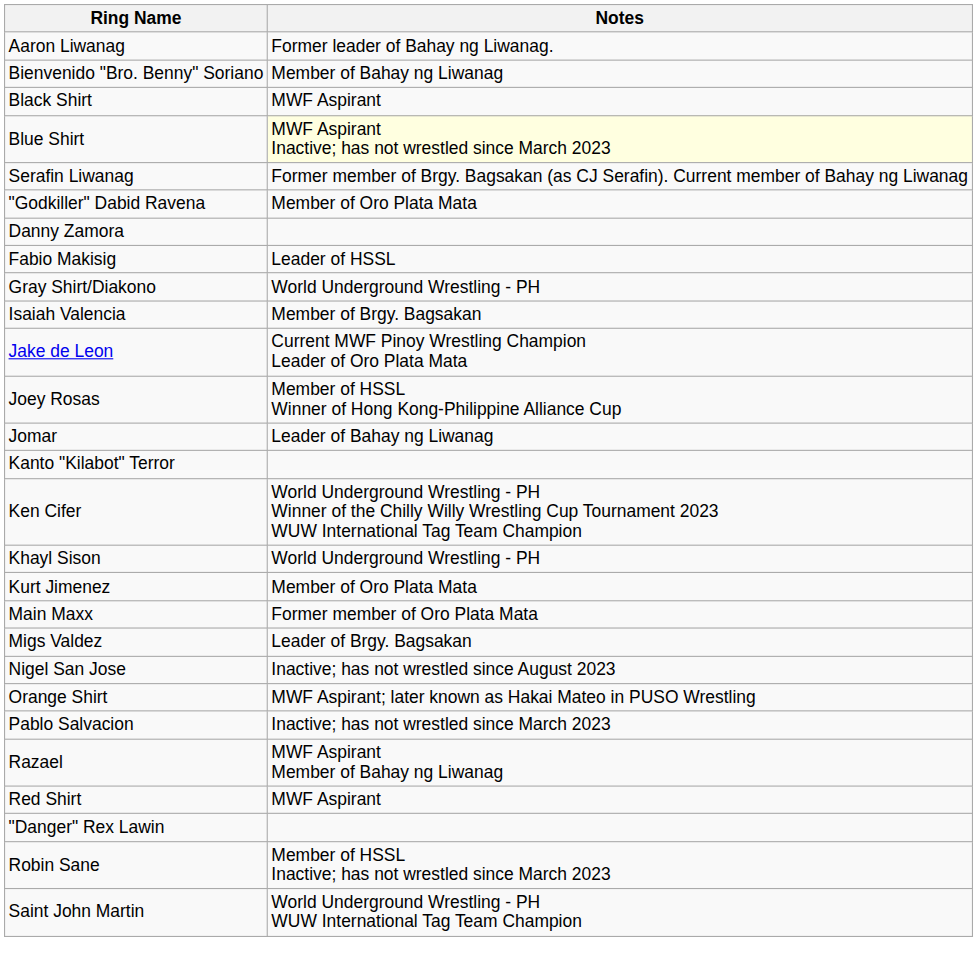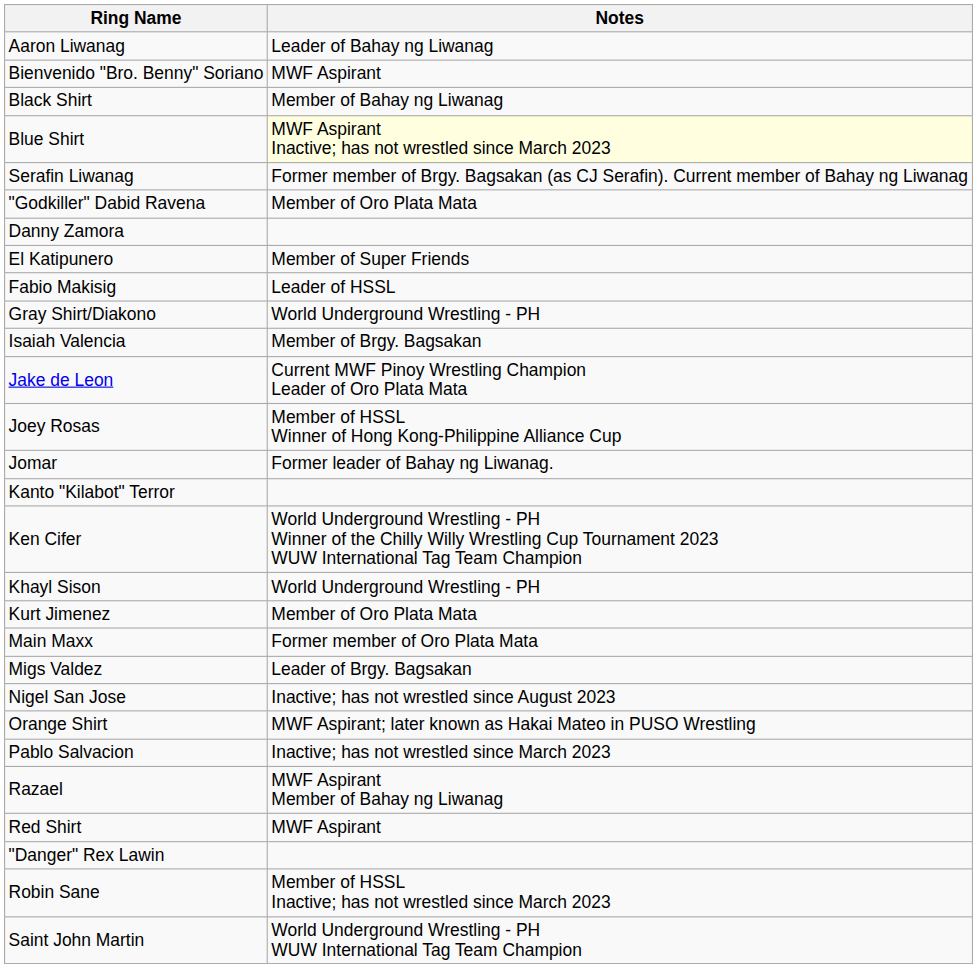(412, 45) Former leader of Bahay ng Liwanag. -> (382, 45) Leader of Bahay ng Liwanag
(387, 73) Member of Bahay ng Liwanag -> (326, 73) MWF Aspirant
(326, 101) MWF Aspirant -> (387, 101) Member of Bahay ng Liwanag
+ row: (61, 259)
(382, 436) Leader of Bahay ng Liwanag -> (412, 464) Former leader of Bahay ng Liwanag.
